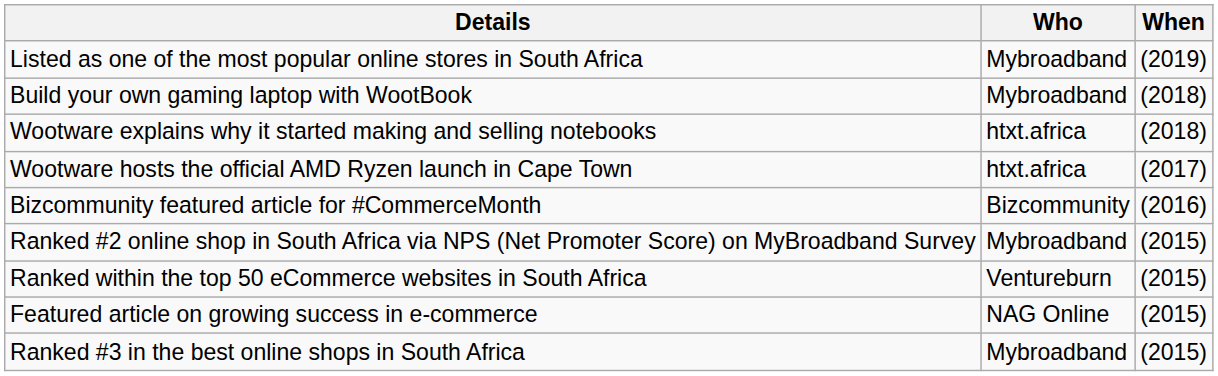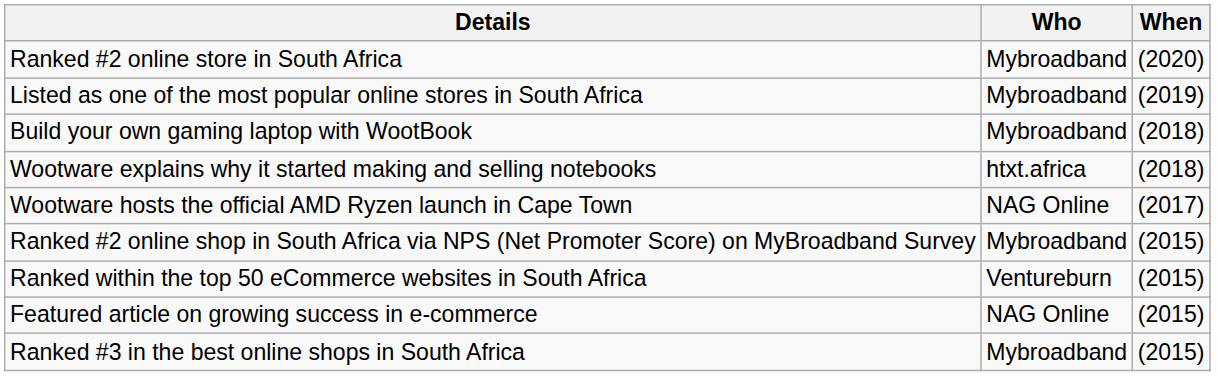+ row: (206, 59)
(1036, 168) htxt.africa -> (1048, 205) NAG Online
- row: (276, 205)
